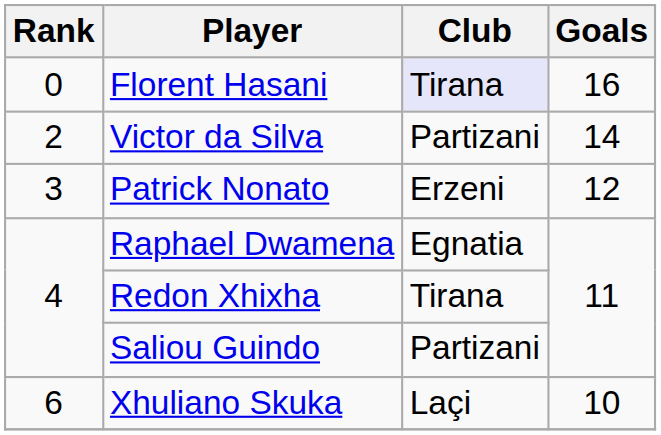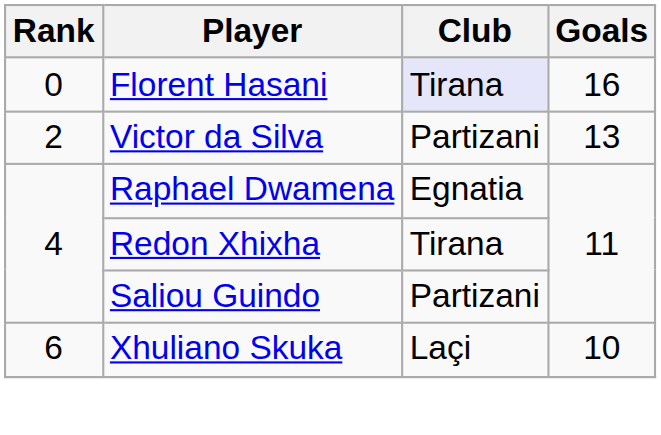(602, 137) 14 -> (602, 137) 13
- row: (220, 190)
